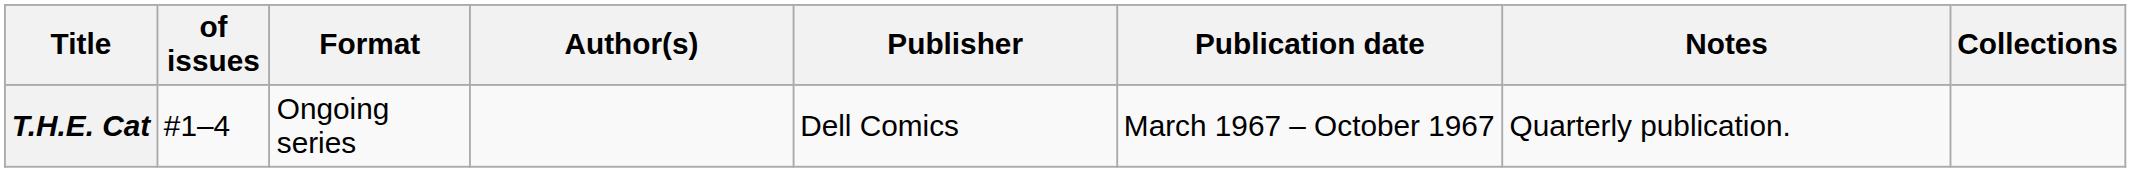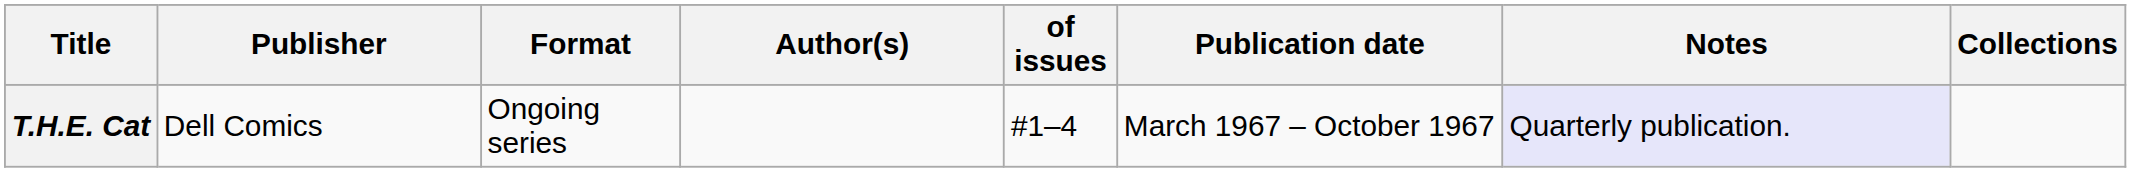columns swapped: (213, 44) <-> (955, 44)
(1650, 125) no background -> (1650, 125) lavender background
